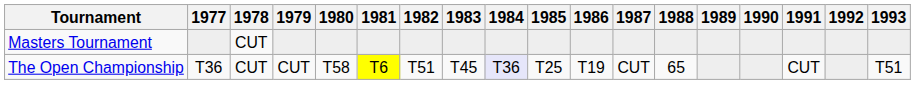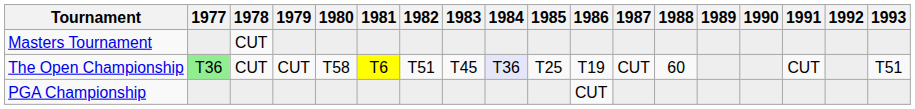(209, 67) no background -> (209, 67) lightgreen background
(676, 67) 65 -> (676, 67) 60
+ row: (77, 92)
